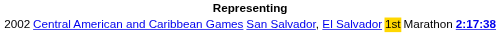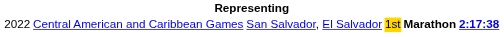(17, 24) 2002 -> (17, 24) 2022
(428, 24) normal -> (430, 24) bold
